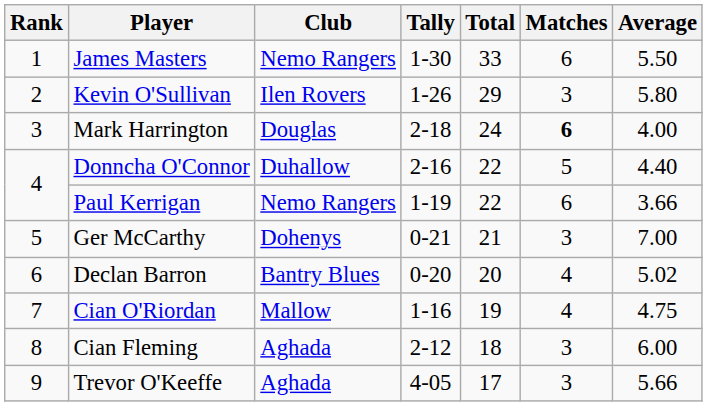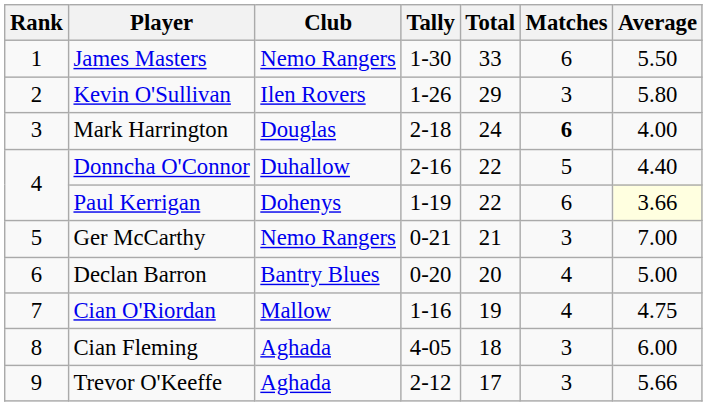(328, 202) Nemo Rangers -> (301, 202) Dohenys
(657, 202) no background -> (657, 202) lightyellow background
(301, 238) Dohenys -> (328, 238) Nemo Rangers
(657, 274) 5.02 -> (657, 274) 5.00
(431, 346) 2-12 -> (431, 346) 4-05
(431, 382) 4-05 -> (431, 382) 2-12
